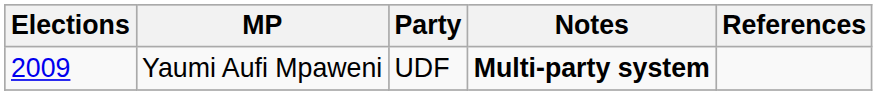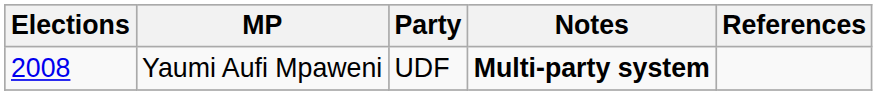(41, 68) 2009 -> (41, 68) 2008
